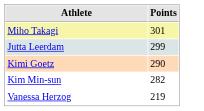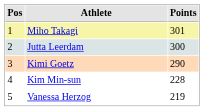+ column: (15, 13)
(158, 47) 299 -> (177, 47) 300
(158, 80) 282 -> (177, 80) 228
